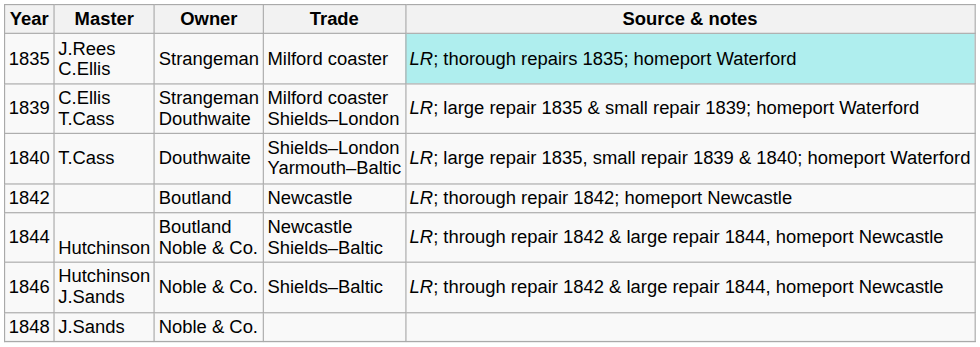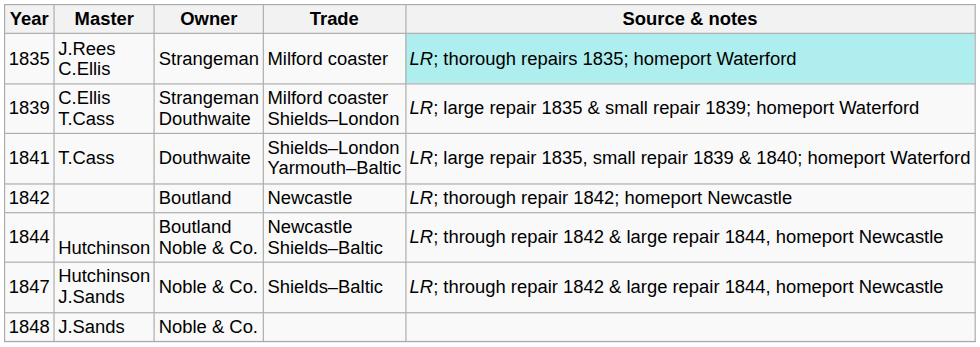(29, 158) 1840 -> (29, 158) 1841
(29, 287) 1846 -> (29, 287) 1847
